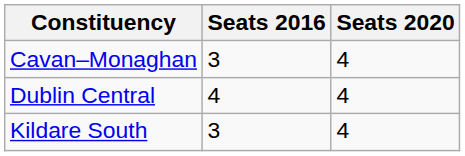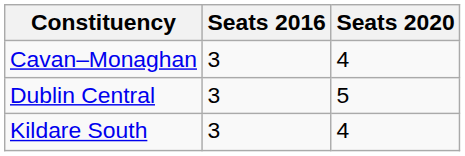(214, 95) 4 -> (214, 95) 3
(343, 95) 4 -> (343, 95) 5
